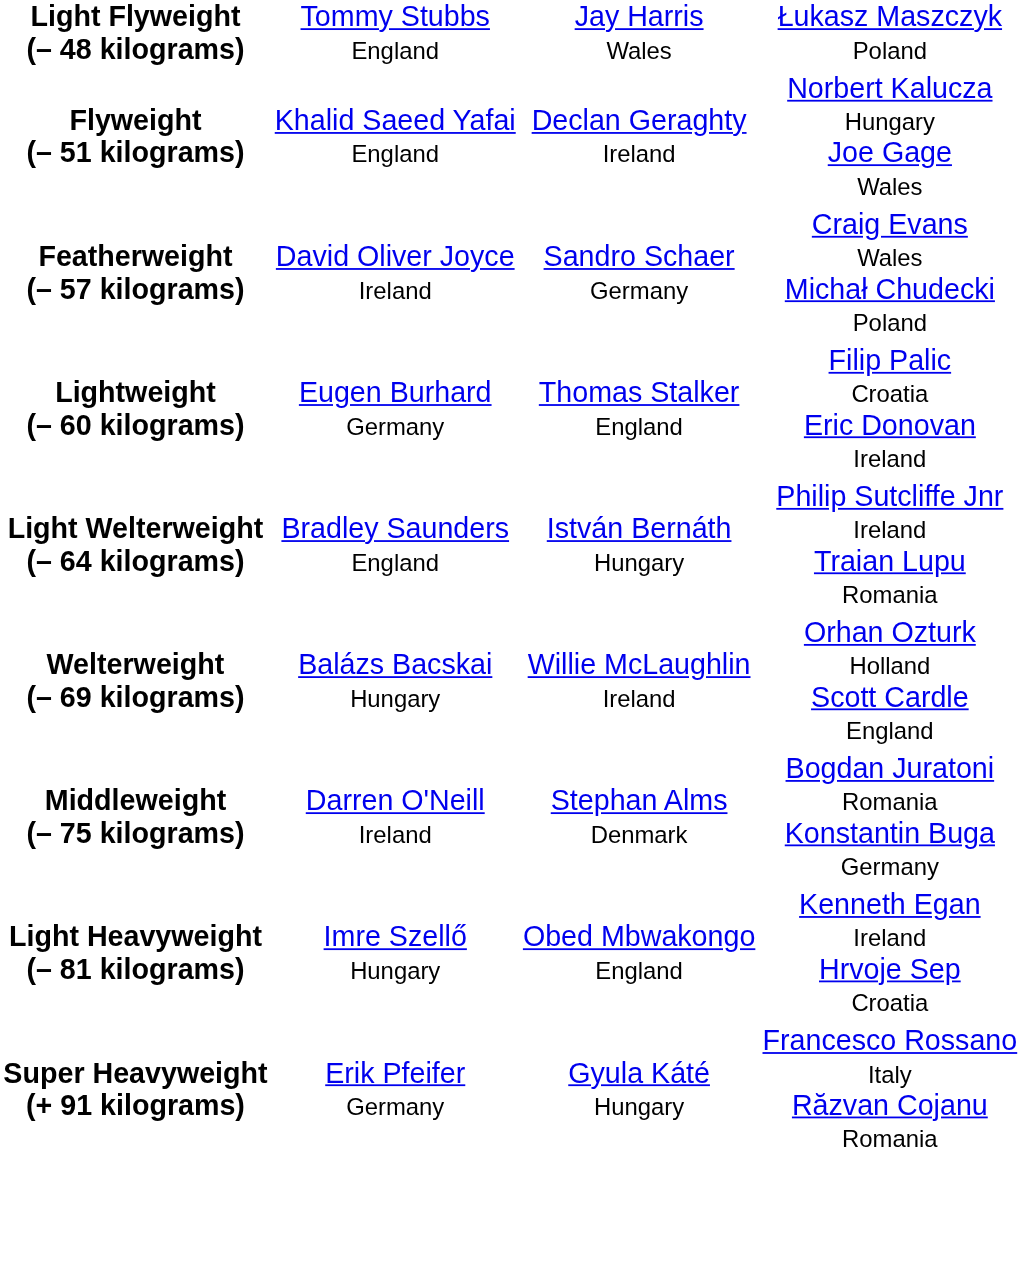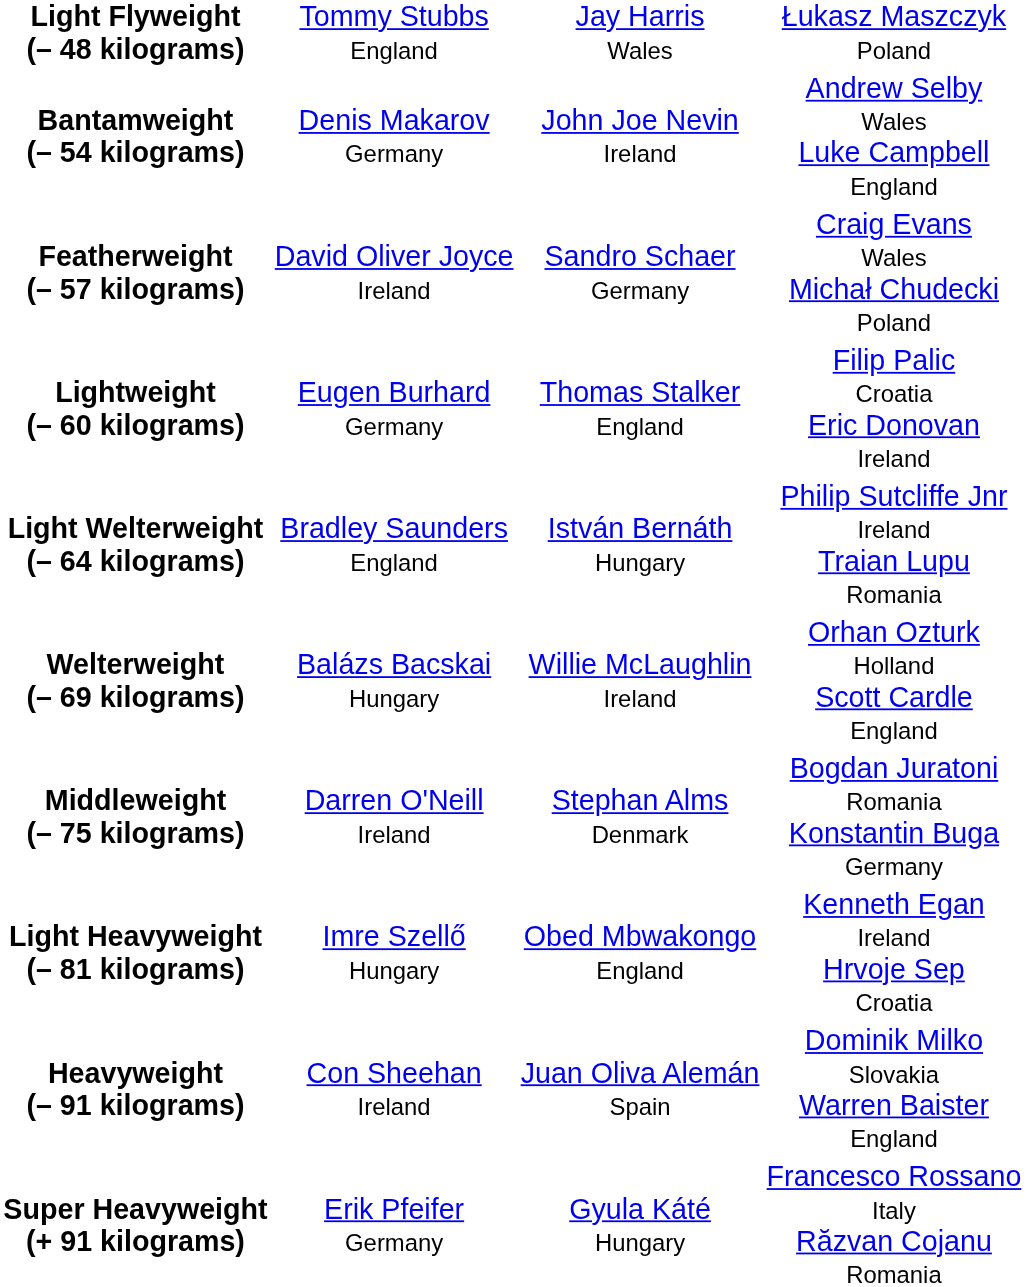- row: (135, 137)
+ row: (135, 137)
+ row: (135, 1089)
